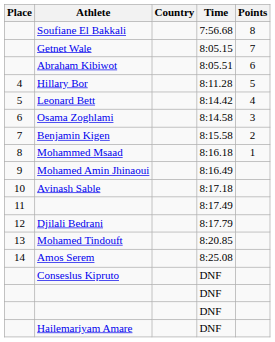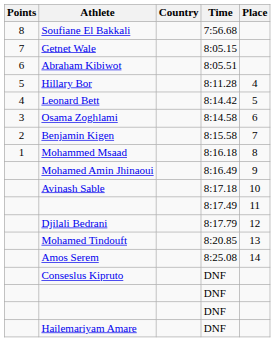columns swapped: (19, 13) <-> (253, 13)
